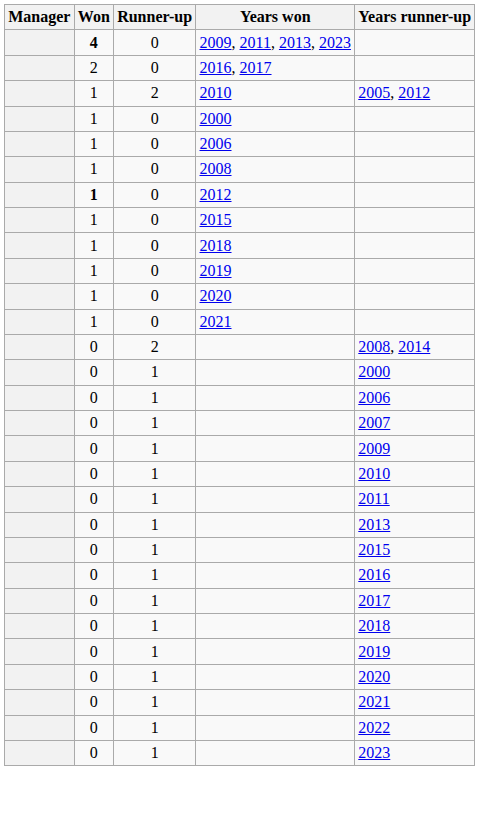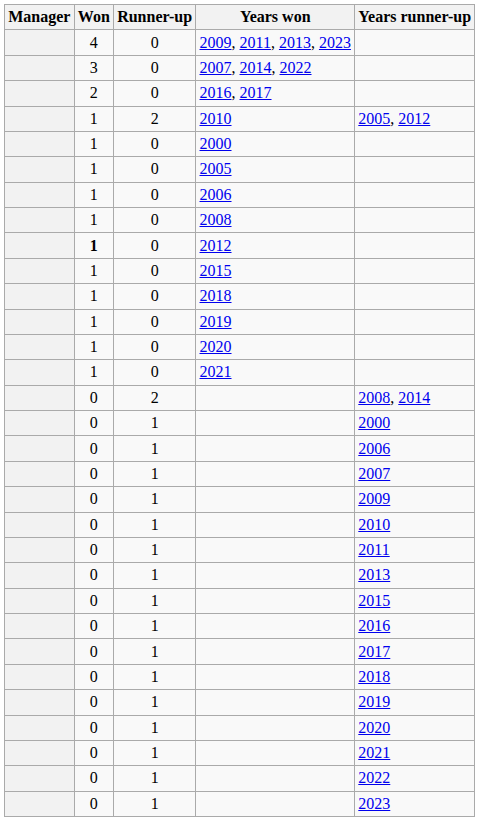(94, 42) bold -> (94, 42) normal
+ row: (155, 67)
+ row: (155, 169)
